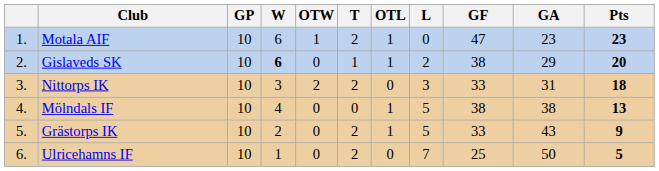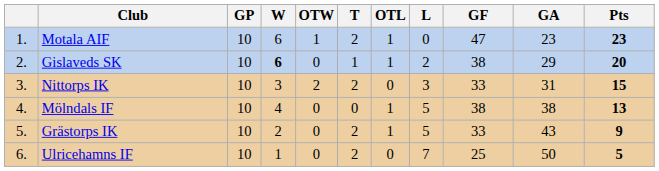(619, 85) 18 -> (619, 85) 15
